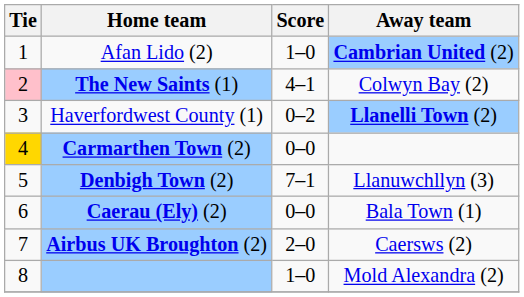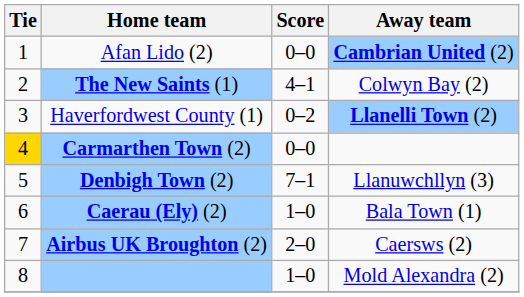(300, 52) 1–0 -> (300, 52) 0–0
(23, 84) pink background -> (23, 84) no background
(300, 212) 0–0 -> (300, 212) 1–0
